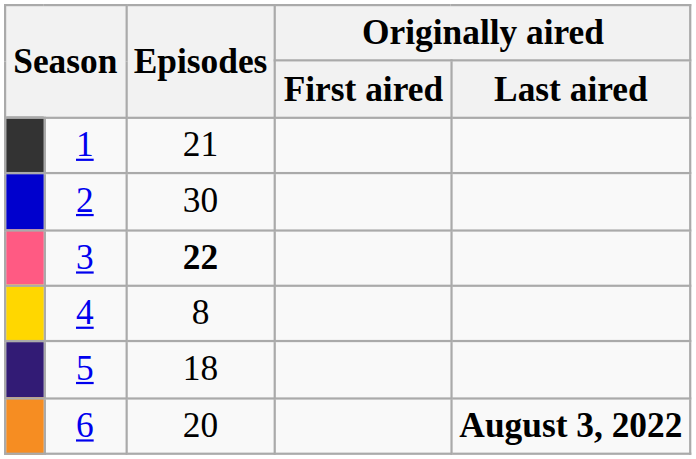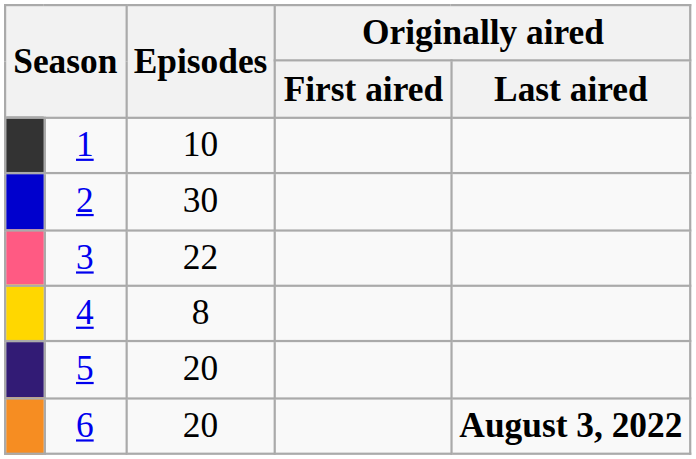(201, 144) 21 -> (201, 144) 10
(201, 256) bold -> (201, 256) normal
(201, 369) 18 -> (201, 369) 20
